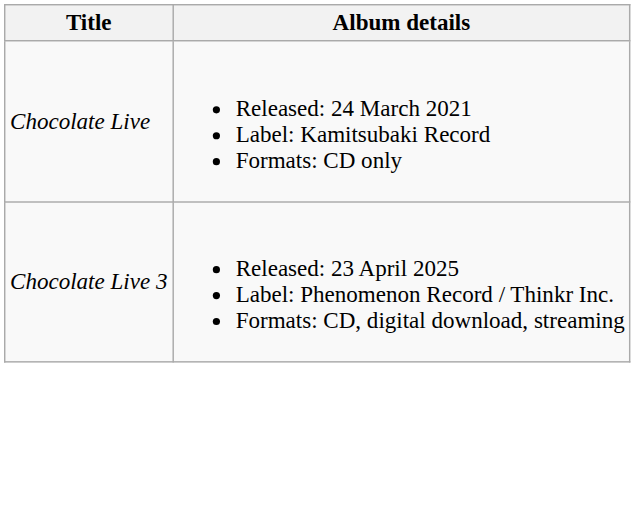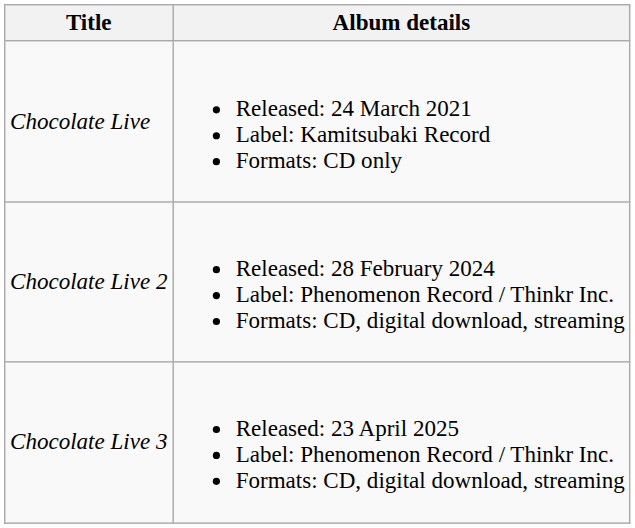+ row: (89, 281)
